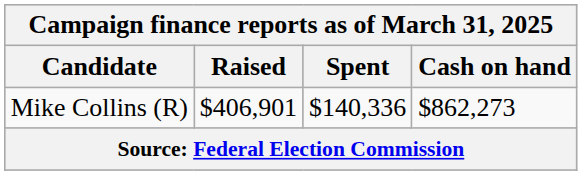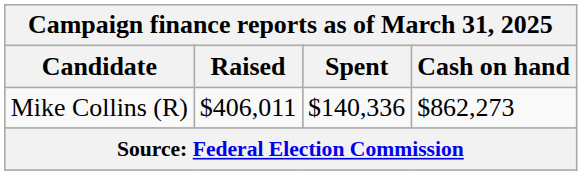(248, 107) $406,901 -> (248, 107) $406,011
